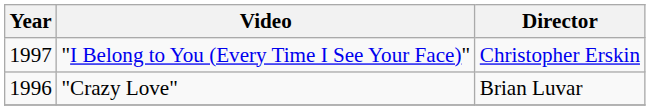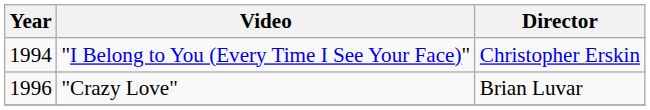(31, 54) 1997 -> (31, 54) 1994
